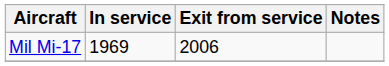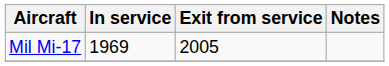(199, 46) 2006 -> (199, 46) 2005
